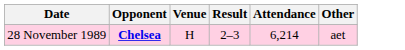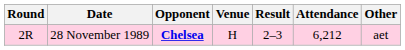+ column: (26, 14)
(284, 34) 6,214 -> (327, 34) 6,212
